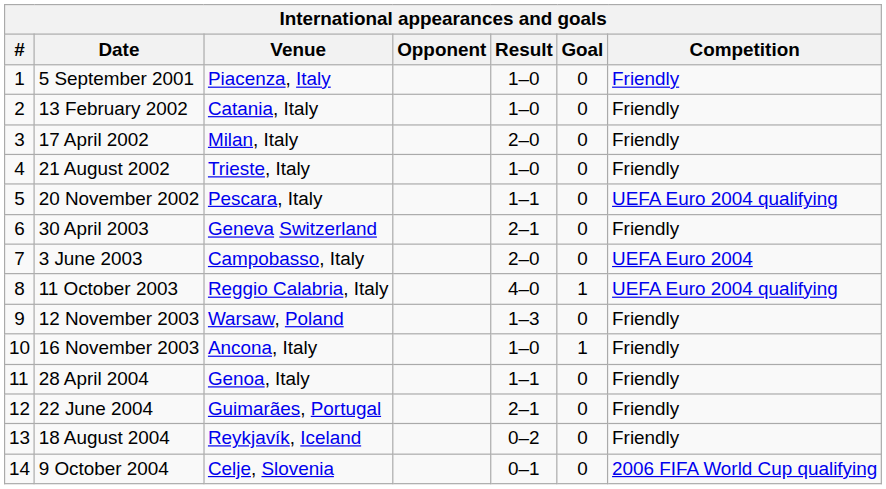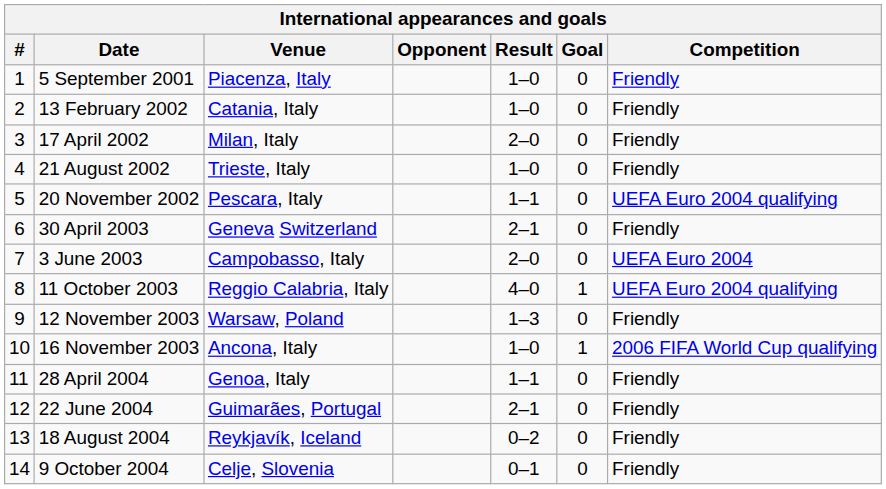(646, 348) Friendly -> (745, 348) 2006 FIFA World Cup qualifying
(745, 468) 2006 FIFA World Cup qualifying -> (646, 468) Friendly
